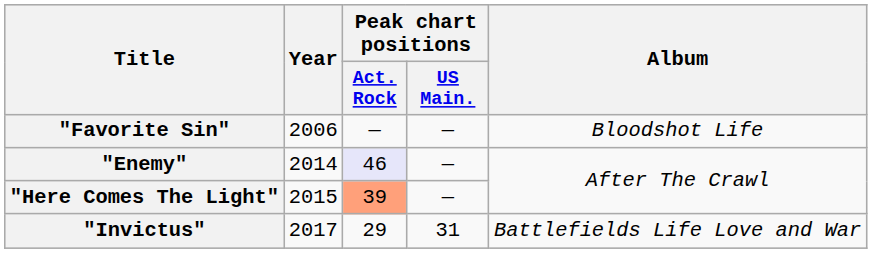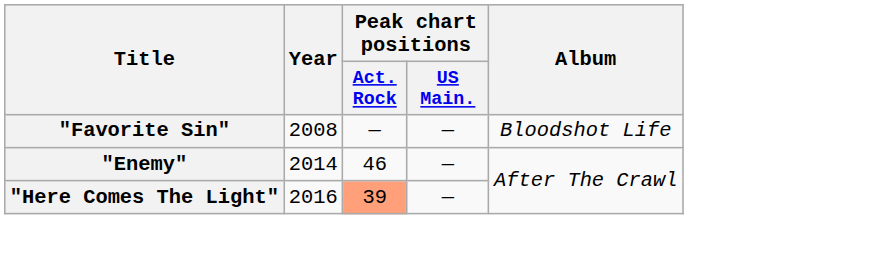(313, 131) 2006 -> (313, 131) 2008
(375, 164) lavender background -> (375, 164) no background
(313, 198) 2015 -> (313, 198) 2016
- row: (144, 231)
